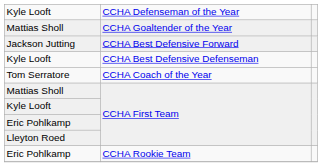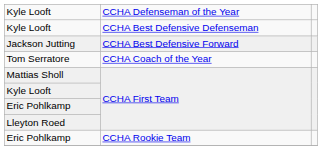- row: (35, 28)
rows swapped: (29, 59) <-> (41, 43)
